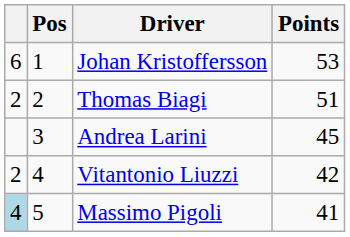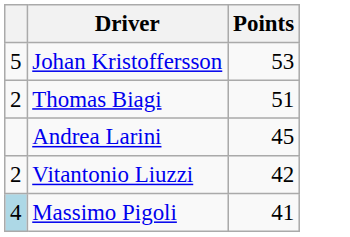- column: (49, 23)
(16, 61) 6 -> (16, 61) 5
